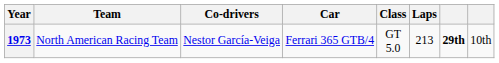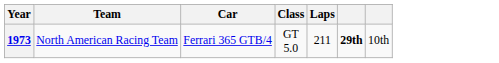- column: (232, 14)
(424, 41) 213 -> (322, 41) 211
